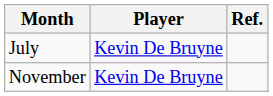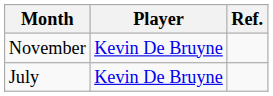rows swapped: (47, 76) <-> (24, 47)
